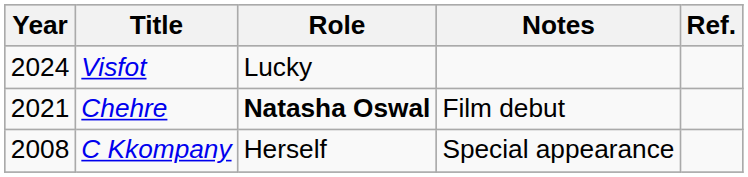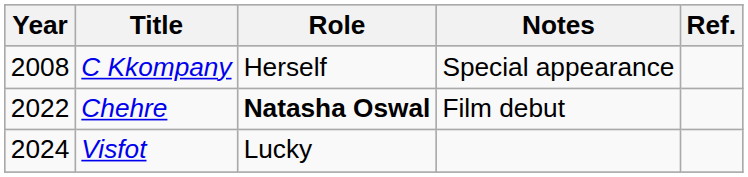rows swapped: (156, 150) <-> (114, 66)
(40, 108) 2021 -> (40, 108) 2022
